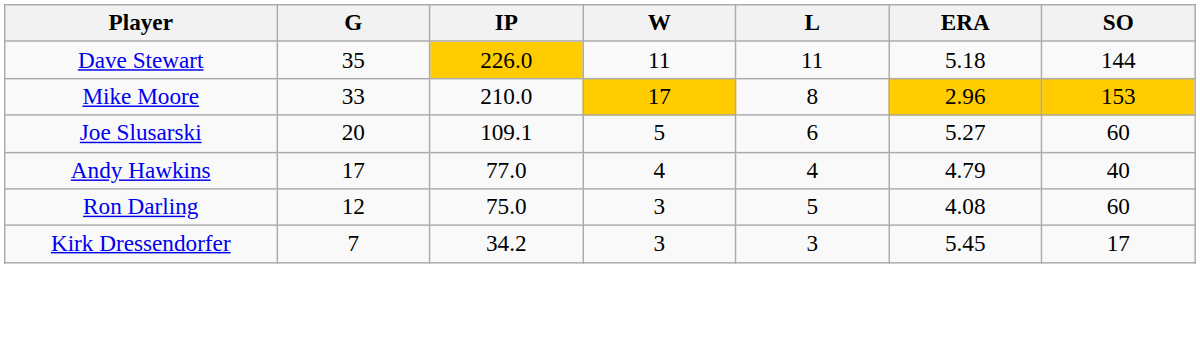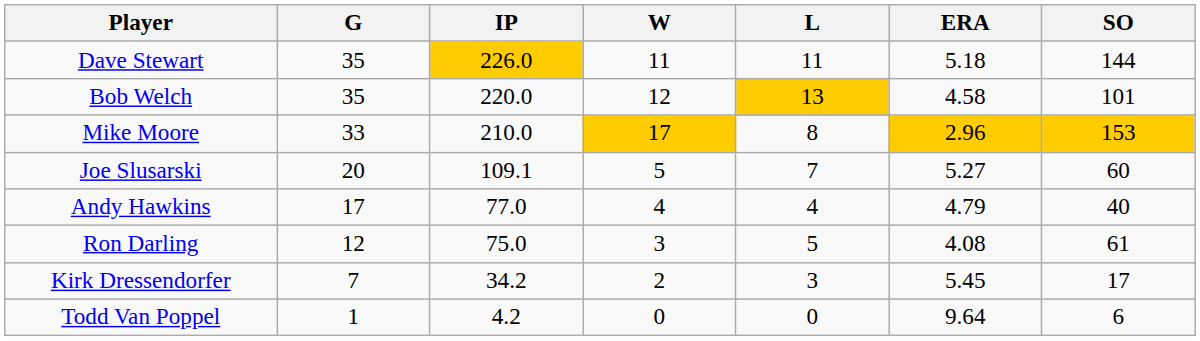+ row: (141, 96)
(812, 133) 6 -> (812, 170) 7
(1118, 206) 60 -> (1118, 243) 61
(659, 243) 3 -> (659, 280) 2
+ row: (141, 317)
